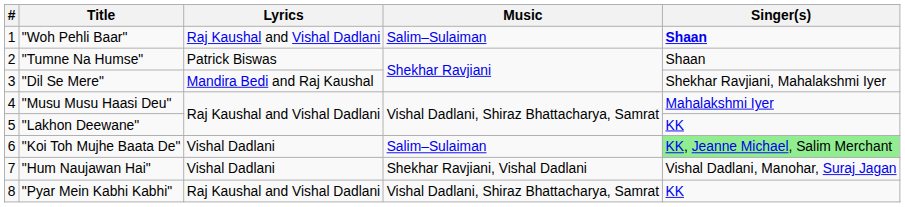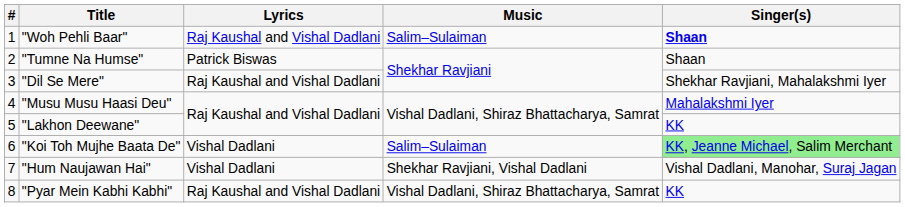(280, 81) Mandira Bedi and Raj Kaushal -> (284, 81) Raj Kaushal and Vishal Dadlani
